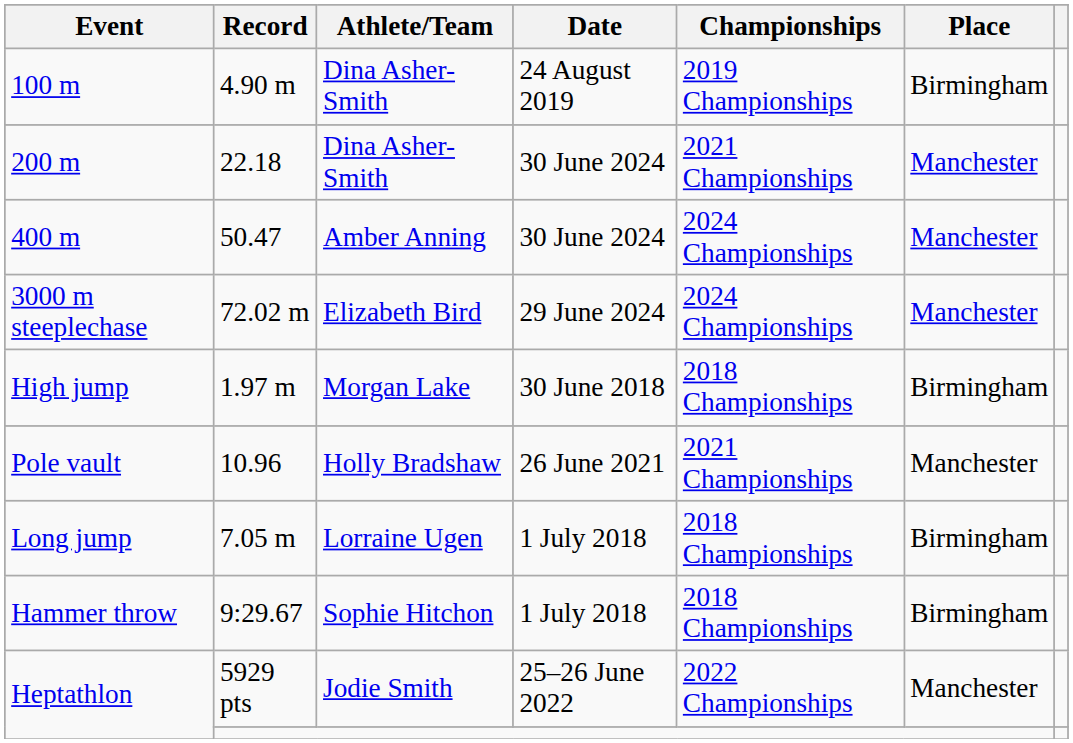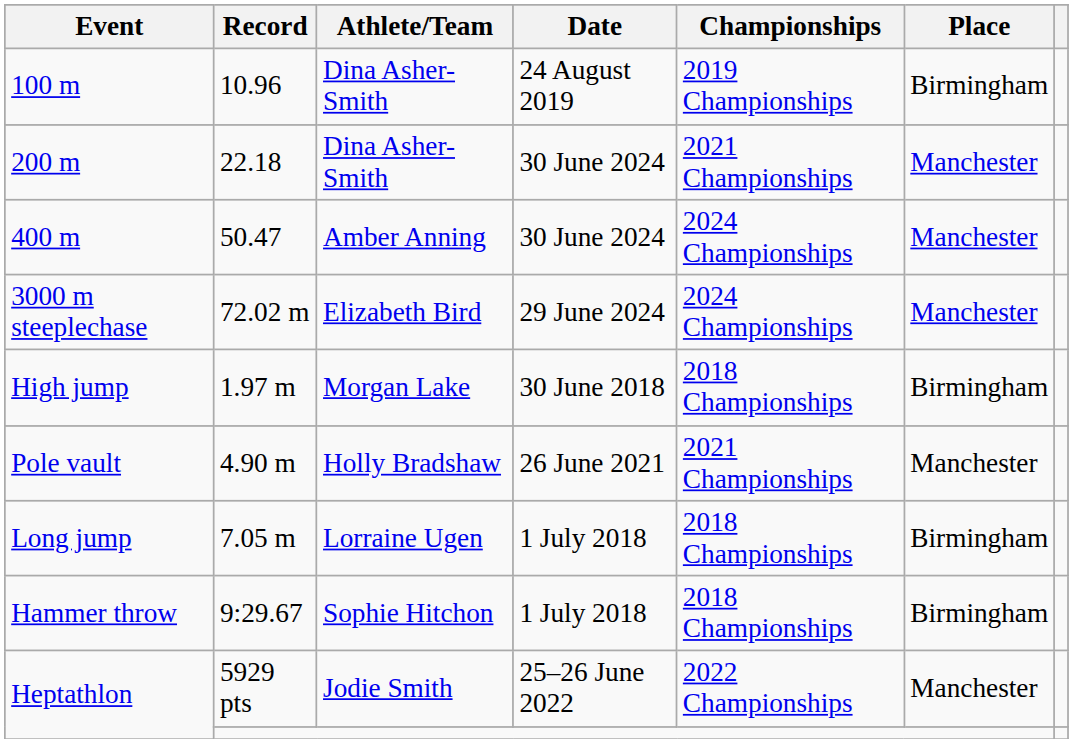(258, 85) 4.90 m -> (251, 85) 10.96
(251, 462) 10.96 -> (258, 462) 4.90 m
